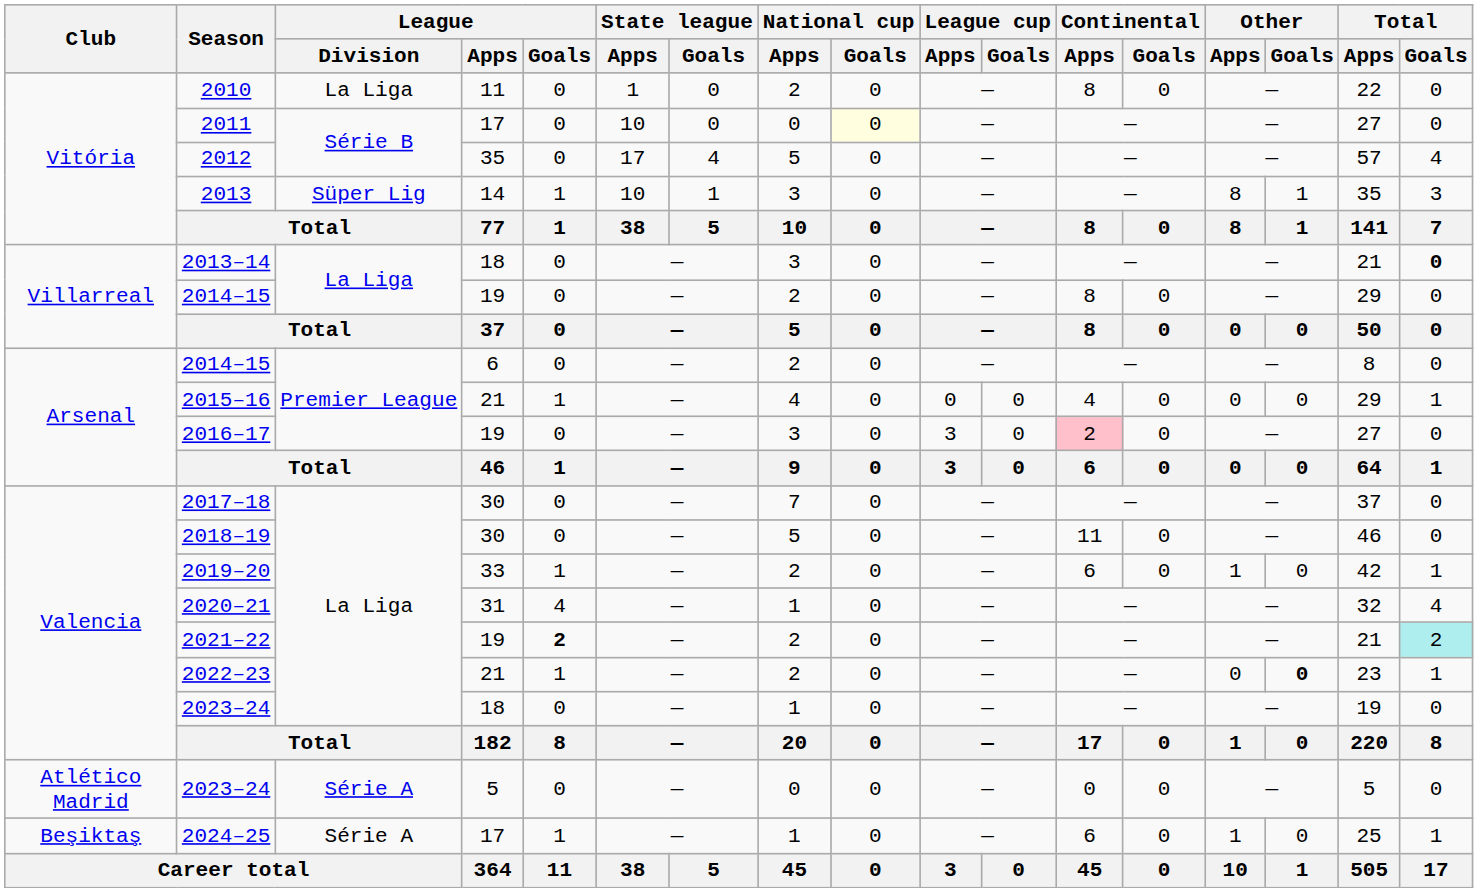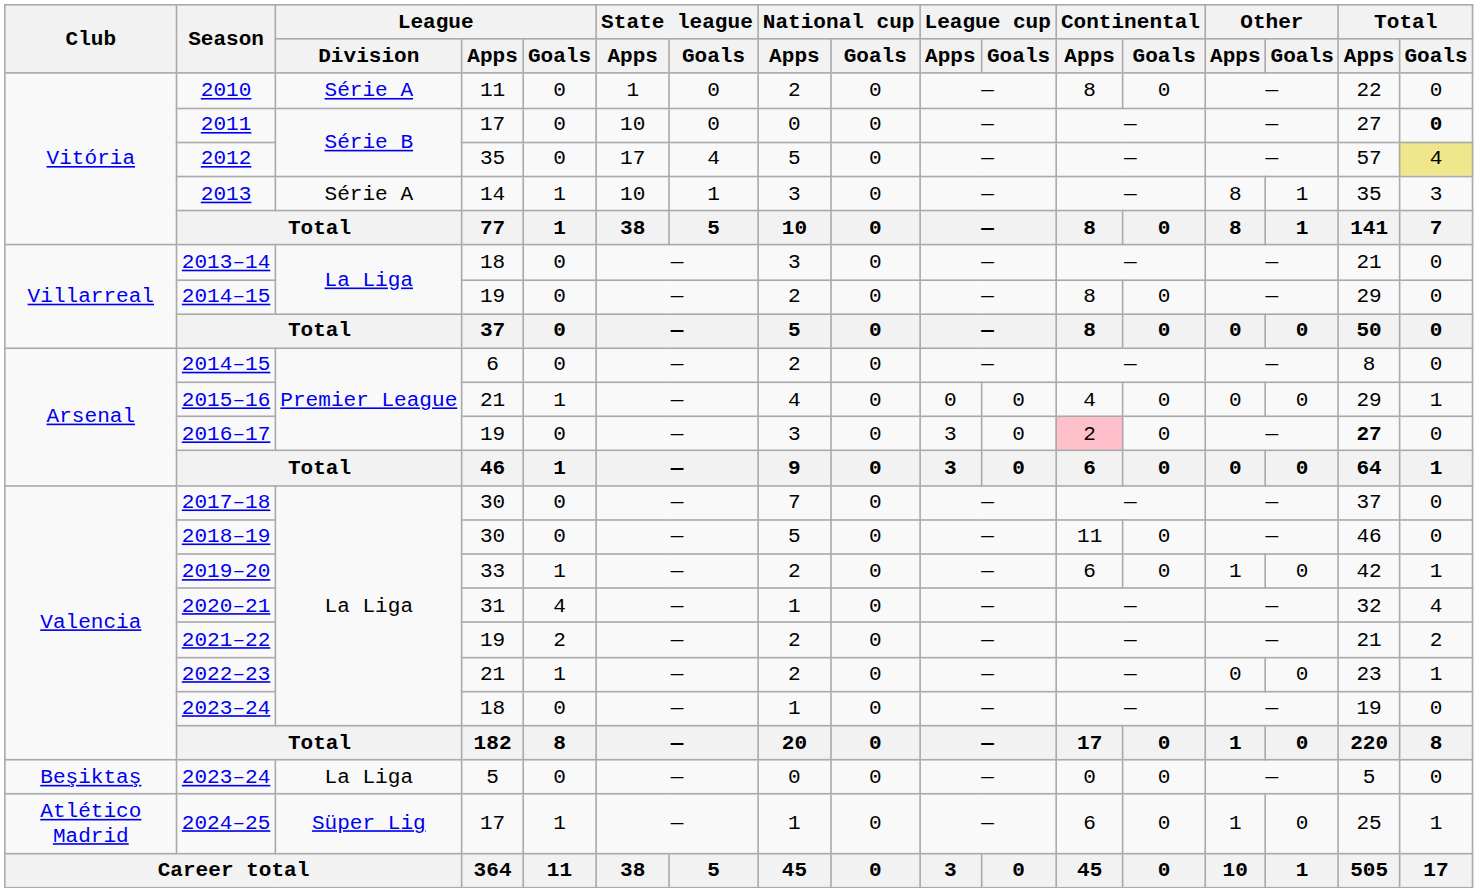(369, 91) La Liga -> (369, 91) Série A
(875, 125) lightyellow background -> (875, 125) no background
(1436, 125) normal -> (1436, 125) bold
(1436, 159) no background -> (1436, 159) khaki background
(369, 194) Süper Lig -> (369, 194) Série A
(1436, 262) bold -> (1436, 262) normal
(1369, 434) normal -> (1369, 434) bold
(559, 640) bold -> (559, 640) normal
(1436, 640) paleturquoise background -> (1436, 640) no background
(1302, 674) bold -> (1302, 674) normal
(91, 789) Atlético Madrid -> (91, 777) Beşiktaş
(369, 789) Série A -> (369, 777) La Liga
(91, 836) Beşiktaş -> (91, 824) Atlético Madrid
(369, 836) Série A -> (369, 824) Süper Lig
